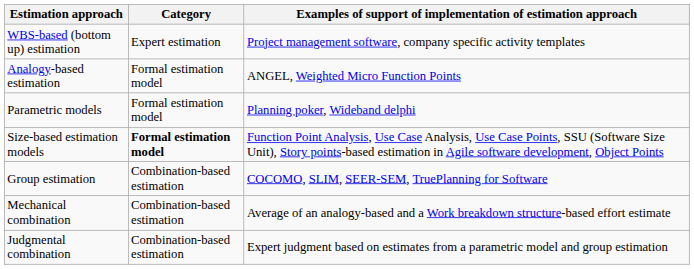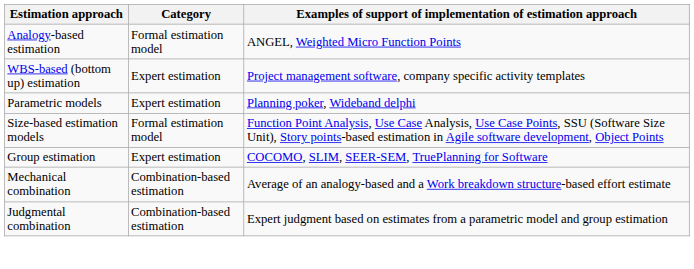rows swapped: (46, 75) <-> (59, 41)
(177, 110) Formal estimation model -> (176, 103) Expert estimation
(181, 144) bold -> (177, 130) normal
(181, 178) Combination-based estimation -> (176, 157) Expert estimation
